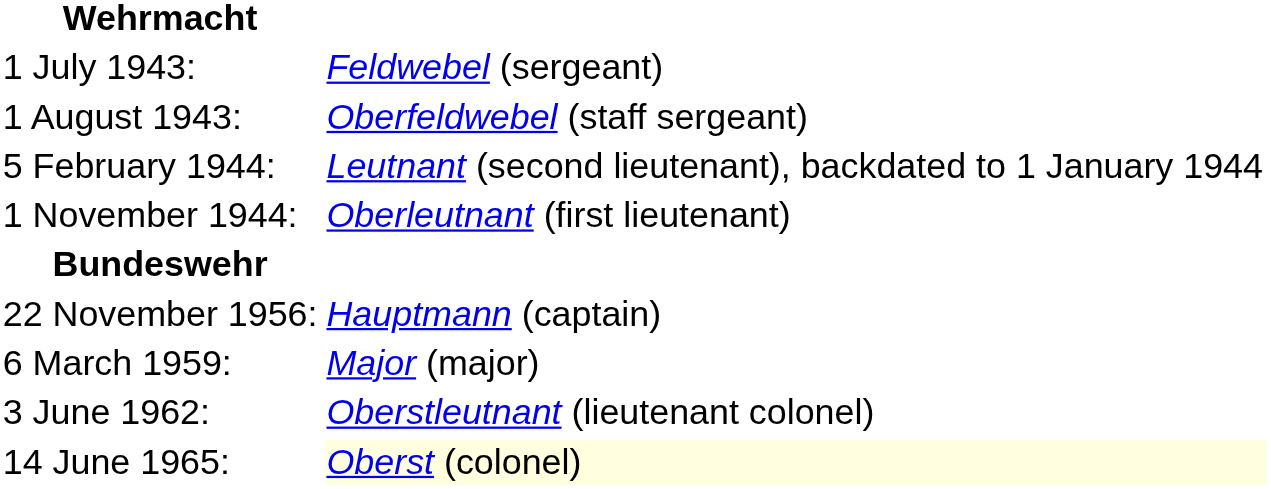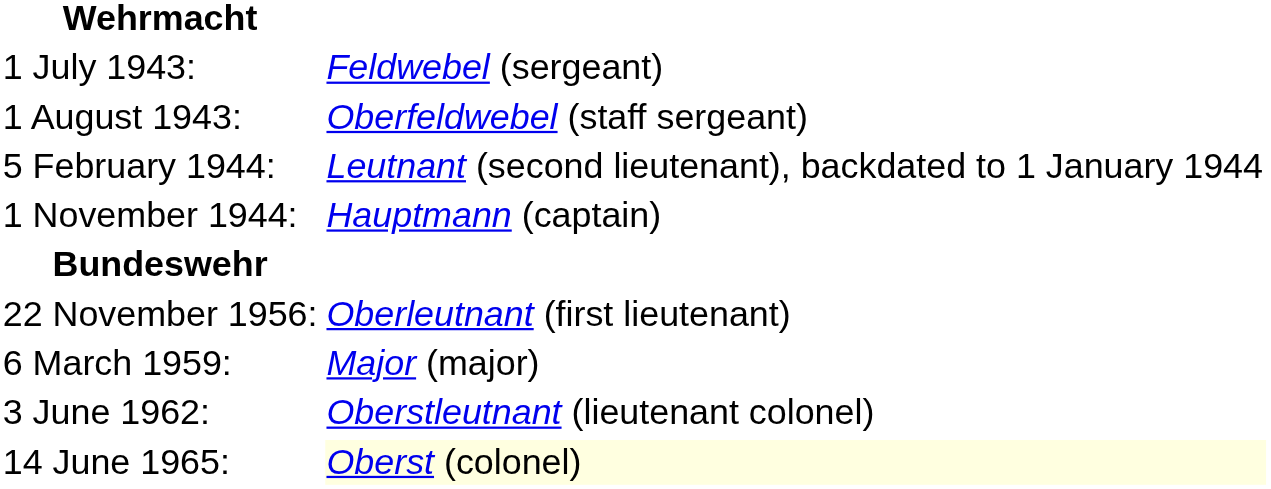(559, 215) Oberleutnant (first lieutenant) -> (494, 215) Hauptmann (captain)
(494, 313) Hauptmann (captain) -> (559, 313) Oberleutnant (first lieutenant)
